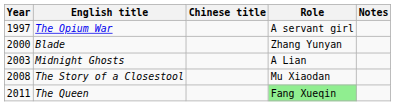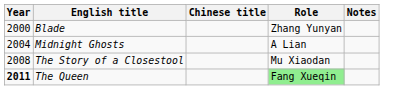- row: (74, 29)
(19, 61) 2003 -> (19, 45) 2004
(19, 93) normal -> (19, 77) bold
